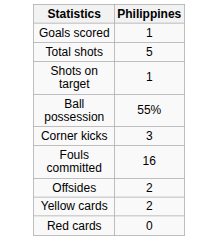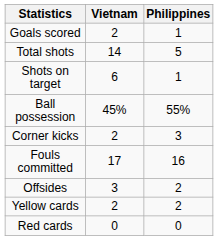+ column: (114, 14)
